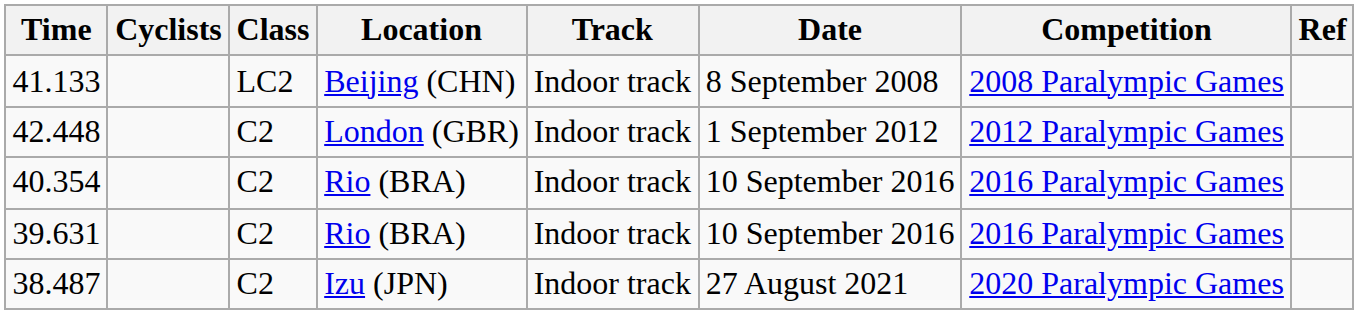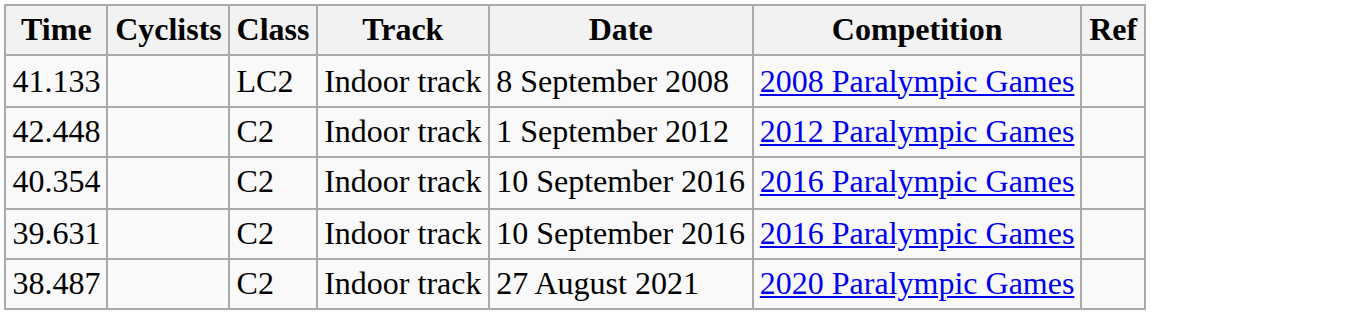- column: (422, 29)
